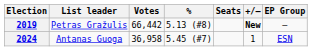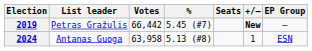(189, 25) 5.13 (#8) -> (189, 25) 5.45 (#7)
(147, 39) 36,958 -> (147, 39) 63,958
(189, 39) 5.45 (#7) -> (189, 39) 5.13 (#8)
